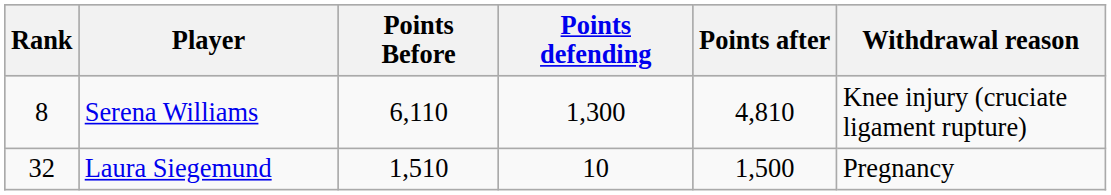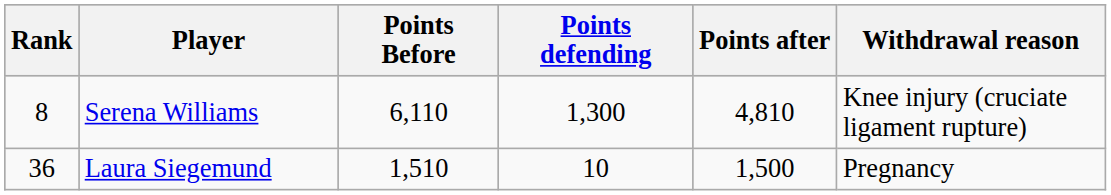(42, 168) 32 -> (42, 168) 36
